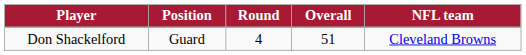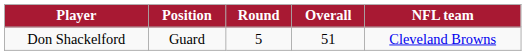(259, 38) 4 -> (259, 38) 5
